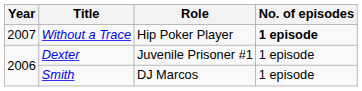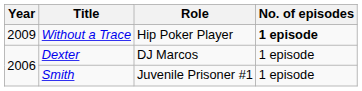(22, 34) 2007 -> (22, 34) 2009
(195, 55) Juvenile Prisoner #1 -> (167, 55) DJ Marcos
(167, 75) DJ Marcos -> (195, 75) Juvenile Prisoner #1
